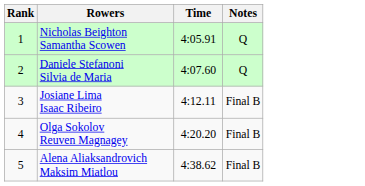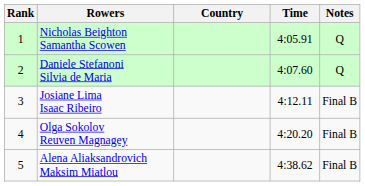+ column: (222, 13)
